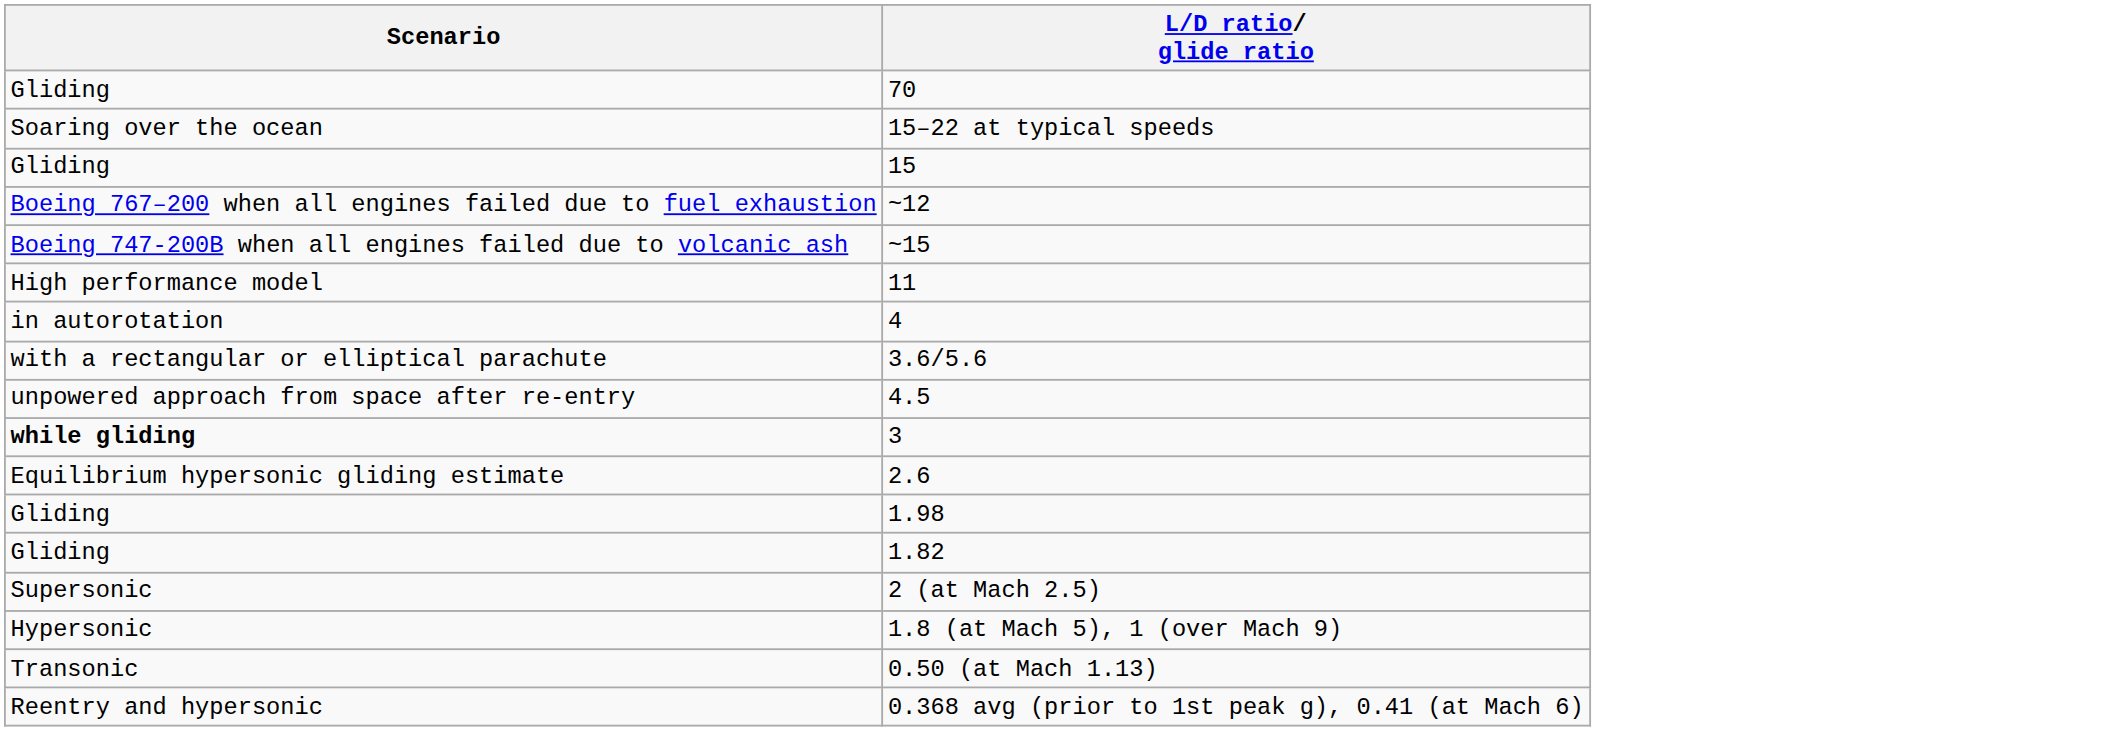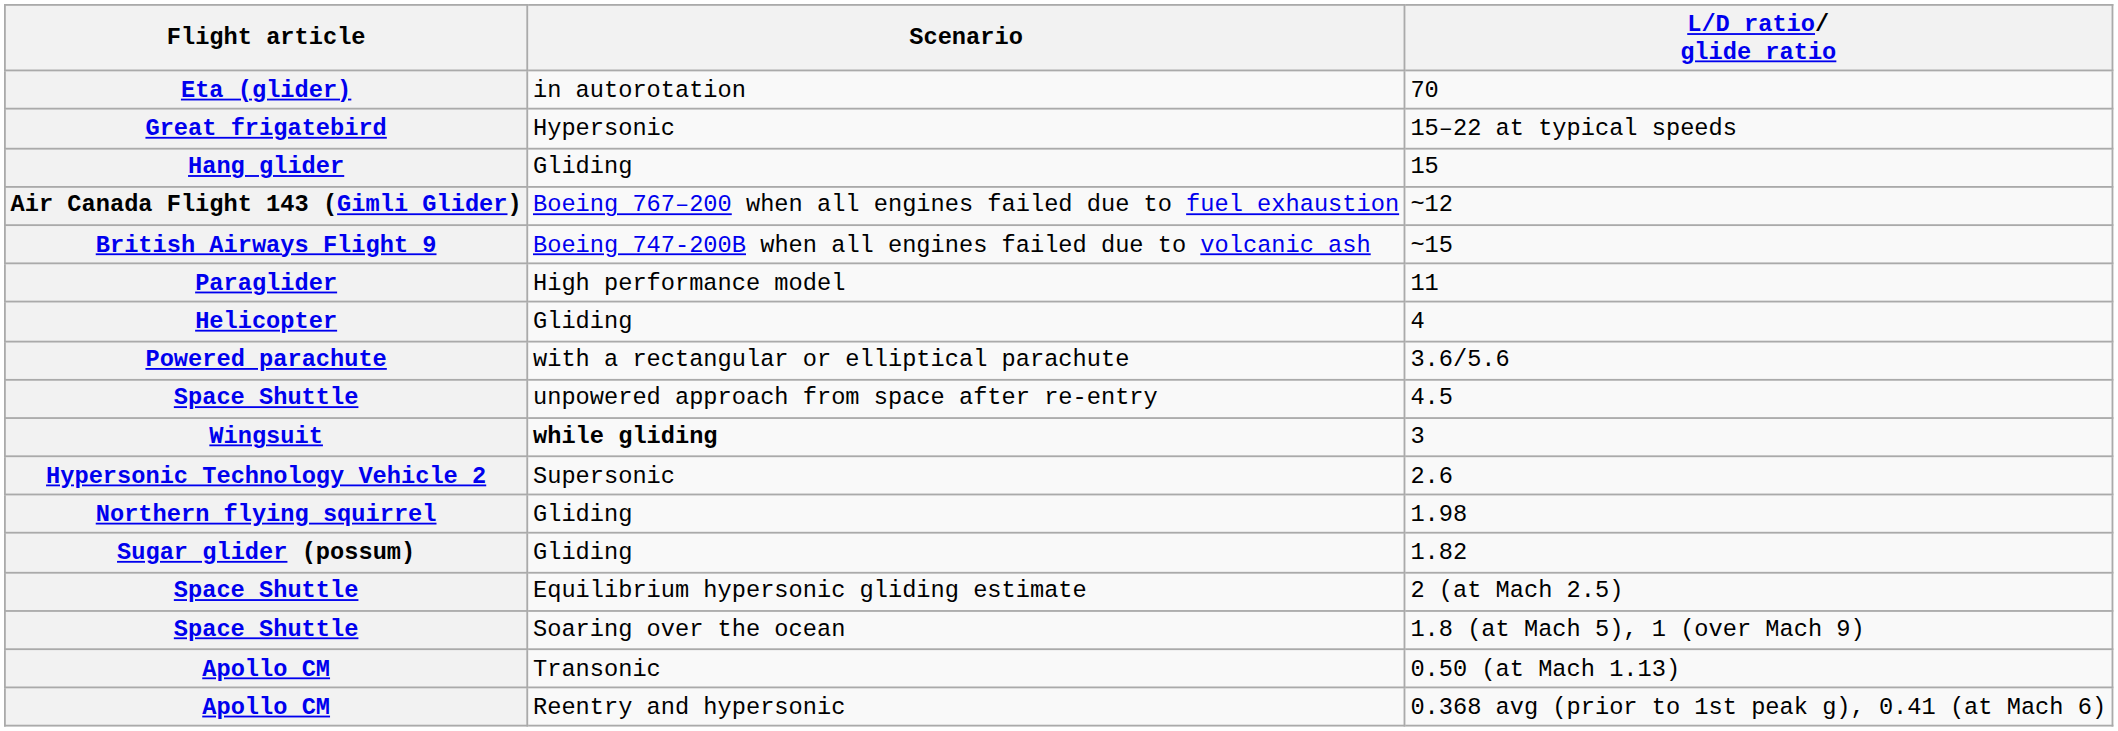+ column: (266, 38)
(60, 90) Gliding -> (639, 90) in autorotation
(167, 129) Soaring over the ocean -> (604, 129) Hypersonic
(117, 321) in autorotation -> (583, 321) Gliding
(287, 476) Equilibrium hypersonic gliding estimate -> (604, 476) Supersonic
(82, 591) Supersonic -> (810, 591) Equilibrium hypersonic gliding estimate
(82, 630) Hypersonic -> (689, 630) Soaring over the ocean
